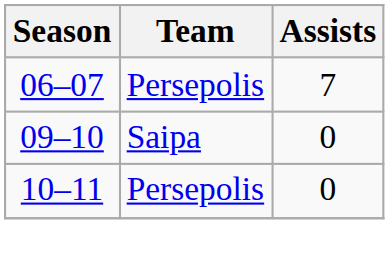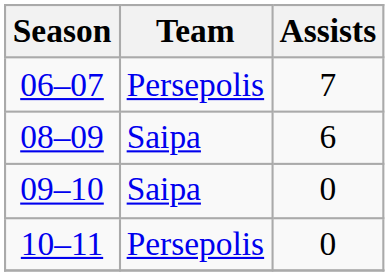+ row: (62, 137)
